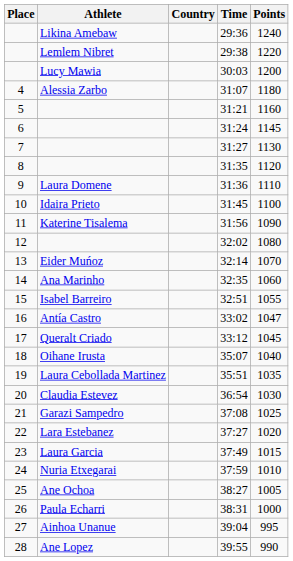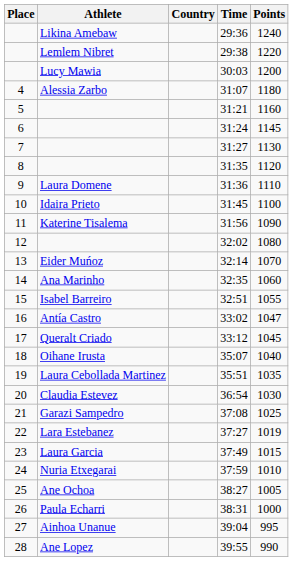(269, 432) 1020 -> (269, 432) 1019
